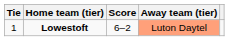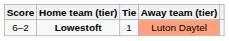columns swapped: (14, 12) <-> (122, 12)
